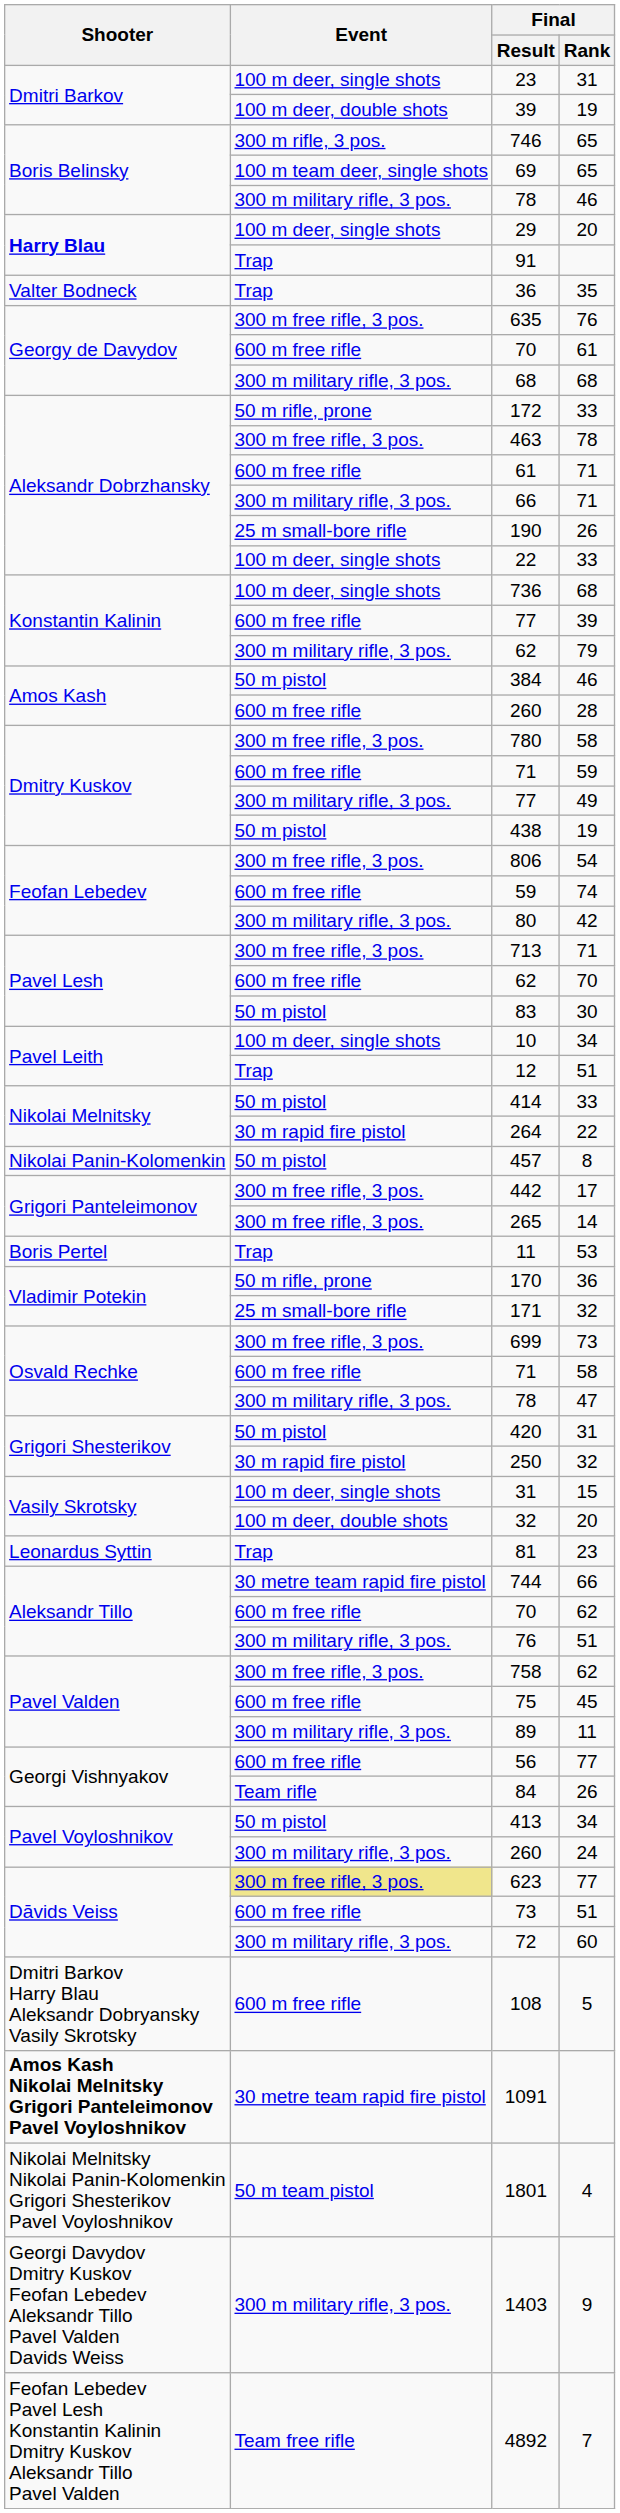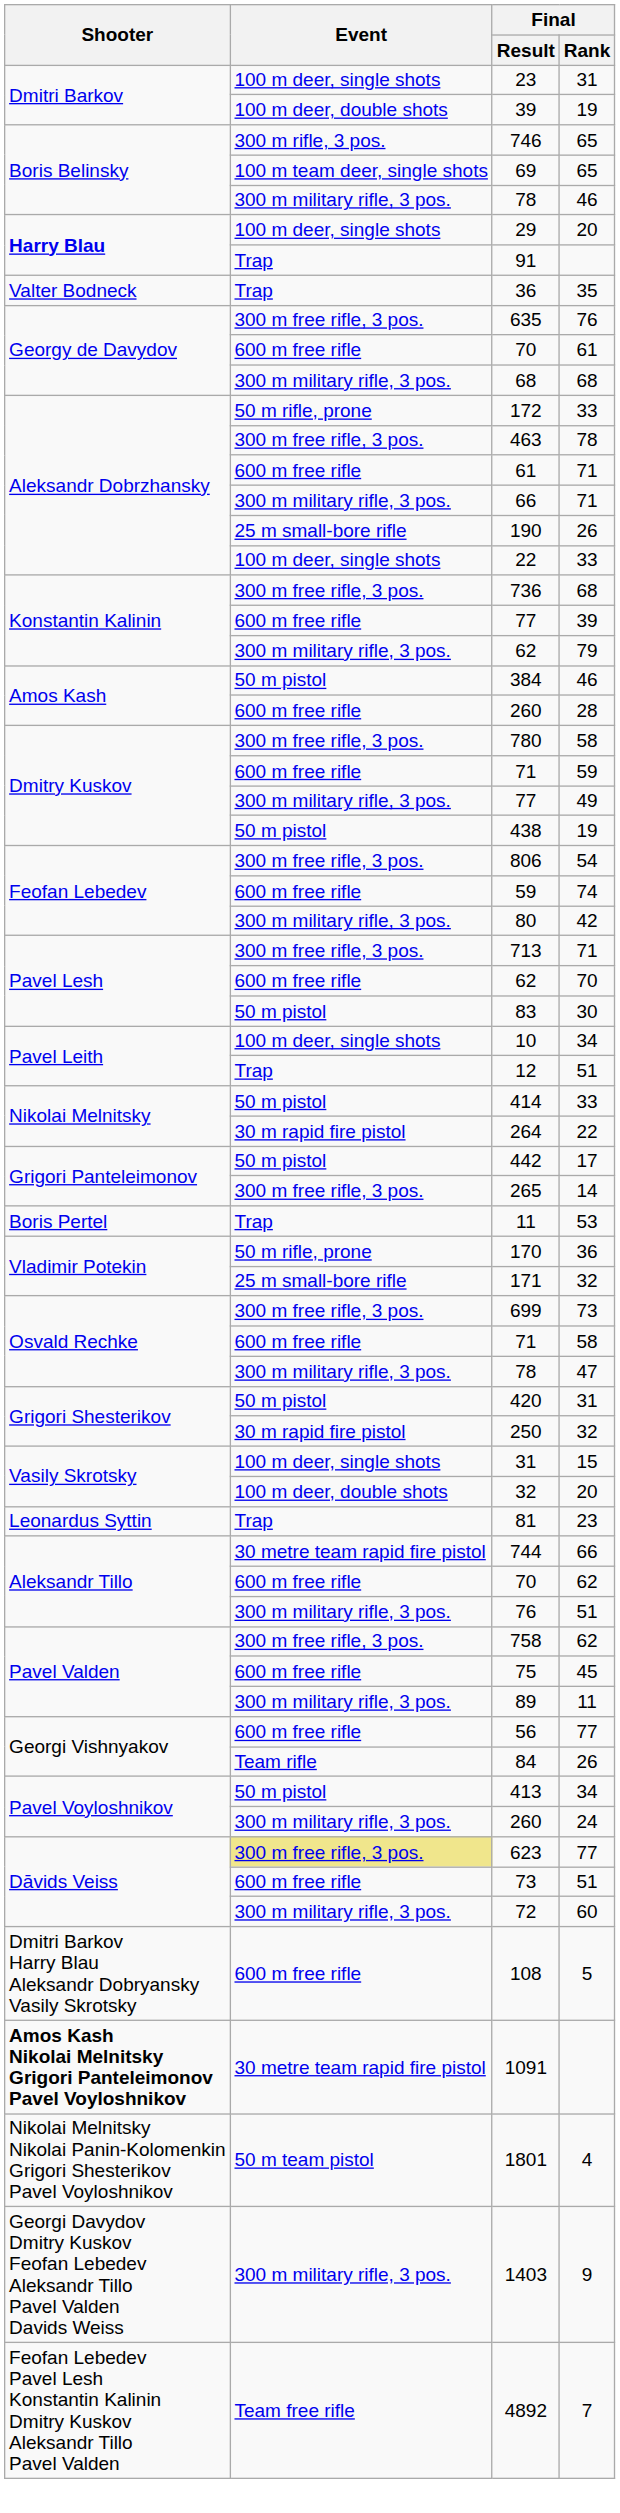(337, 591) 100 m deer, single shots -> (329, 591) 300 m free rifle, 3 pos.
- row: (526, 1161)
(329, 1191) 300 m free rifle, 3 pos. -> (280, 1161) 50 m pistol
